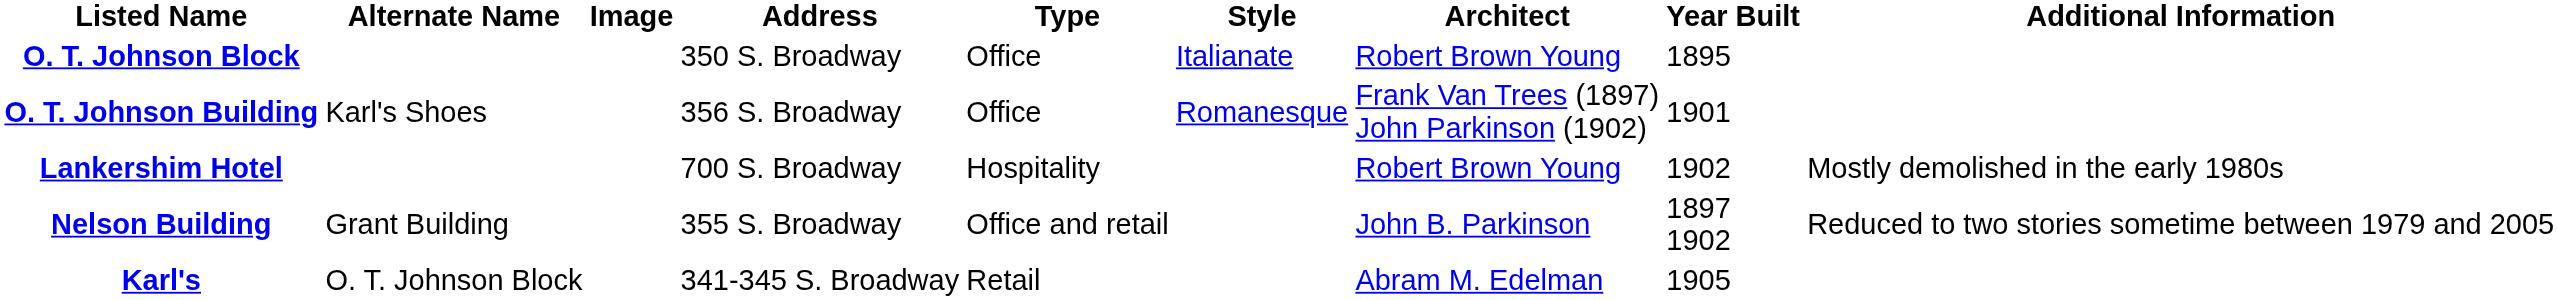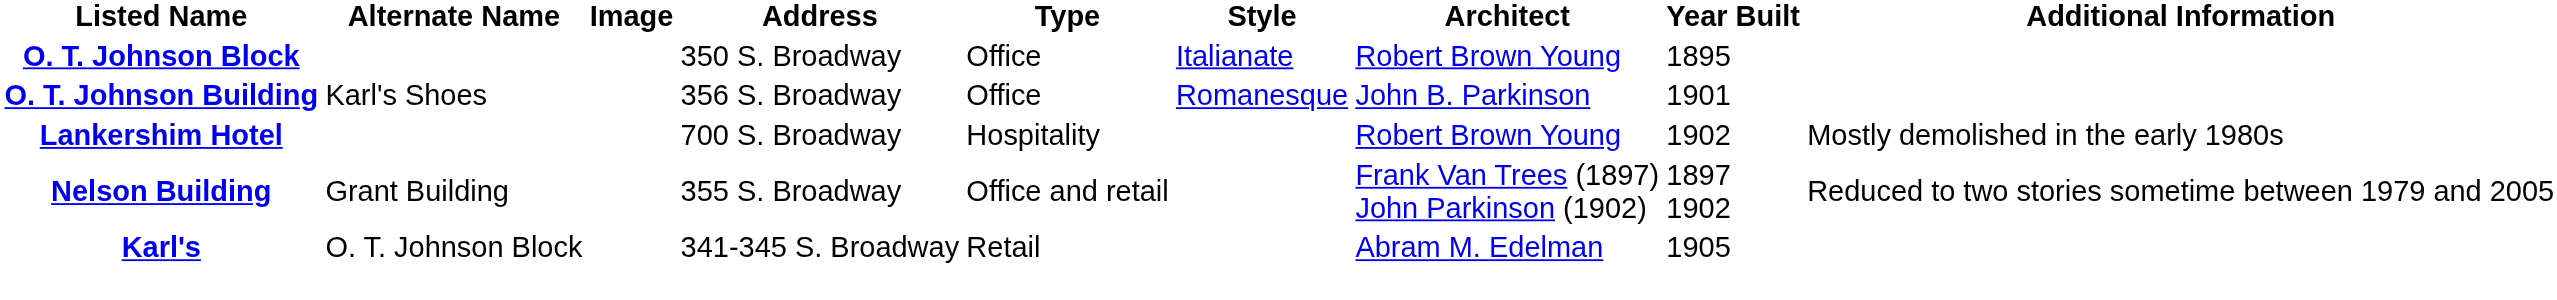(1507, 112) Frank Van Trees (1897) John Parkinson (1902) -> (1473, 95) John B. Parkinson
(1473, 224) John B. Parkinson -> (1507, 191) Frank Van Trees (1897) John Parkinson (1902)
